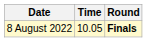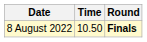(90, 28) 10.05 -> (90, 28) 10.50
